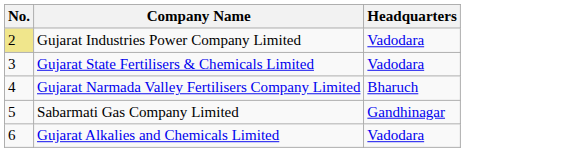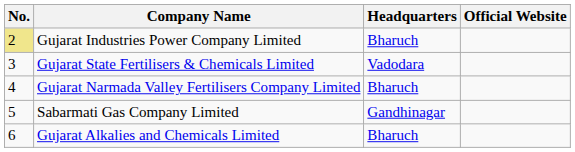+ column: (515, 16)
(396, 40) Vadodara -> (393, 40) Bharuch
(396, 135) Vadodara -> (393, 135) Bharuch
